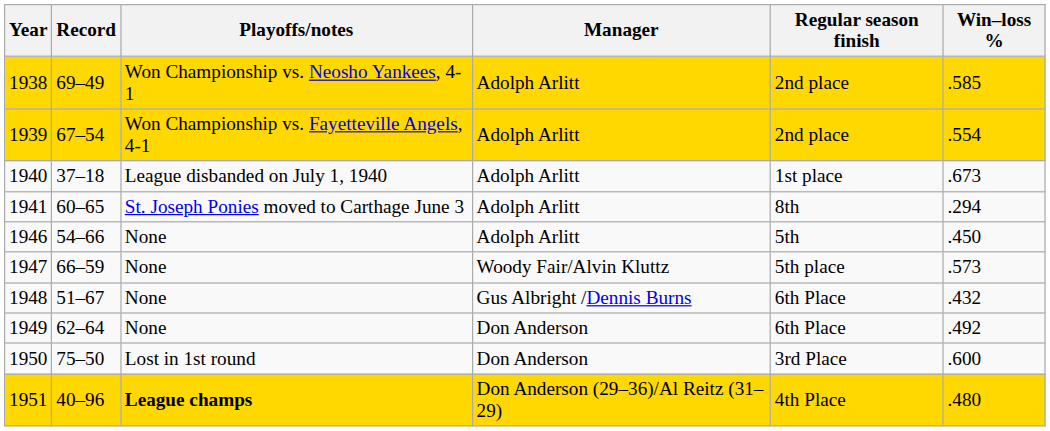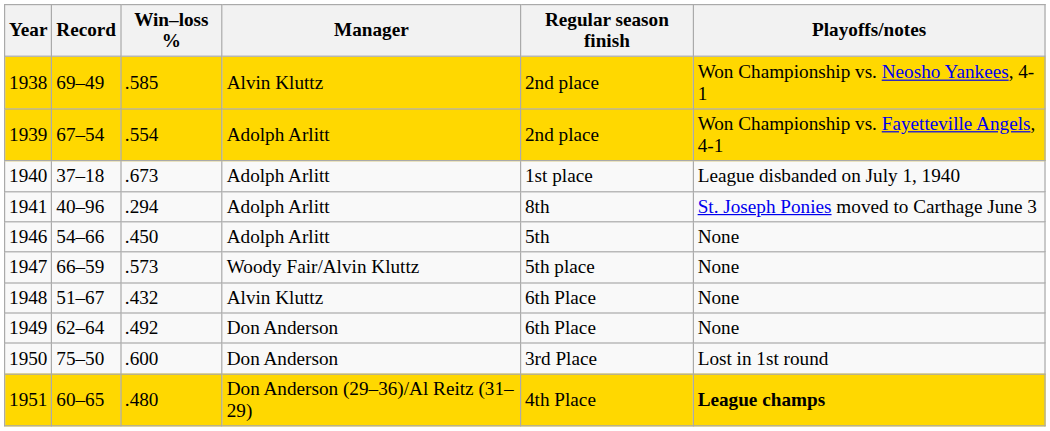columns swapped: (994, 30) <-> (296, 30)
(528, 82) Adolph Arlitt -> (275, 82) Alvin Kluttz
(80, 206) 60–65 -> (80, 206) 40–96
(584, 297) Gus Albright /Dennis Burns -> (275, 297) Alvin Kluttz
(80, 399) 40–96 -> (80, 399) 60–65
